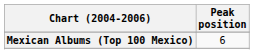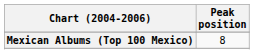(222, 40) 6 -> (222, 40) 8
